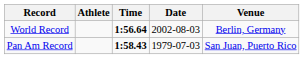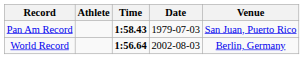rows swapped: (40, 29) <-> (40, 45)
